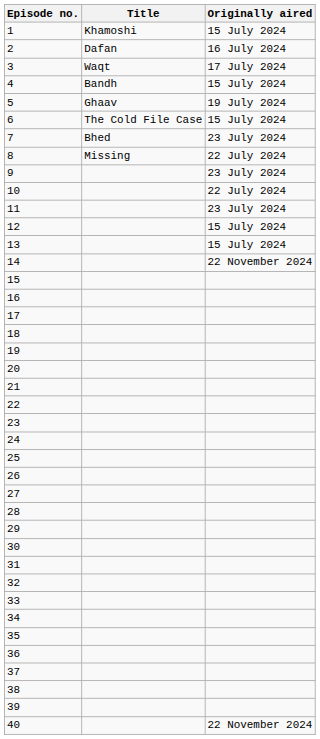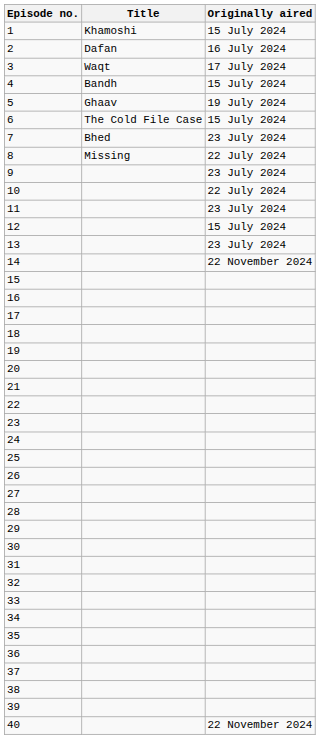(260, 245) 15 July 2024 -> (260, 245) 23 July 2024
